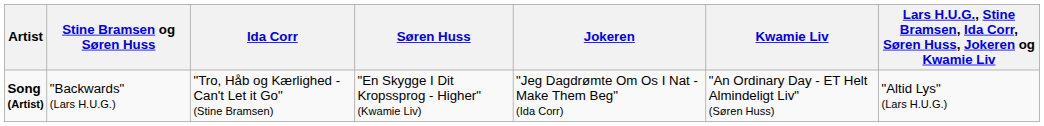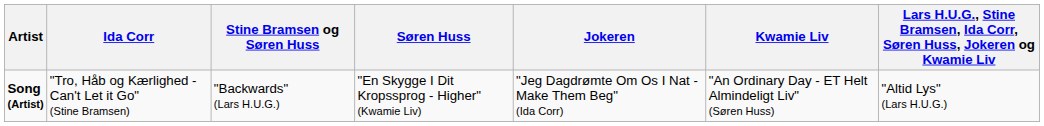columns swapped: (119, 37) <-> (272, 37)
